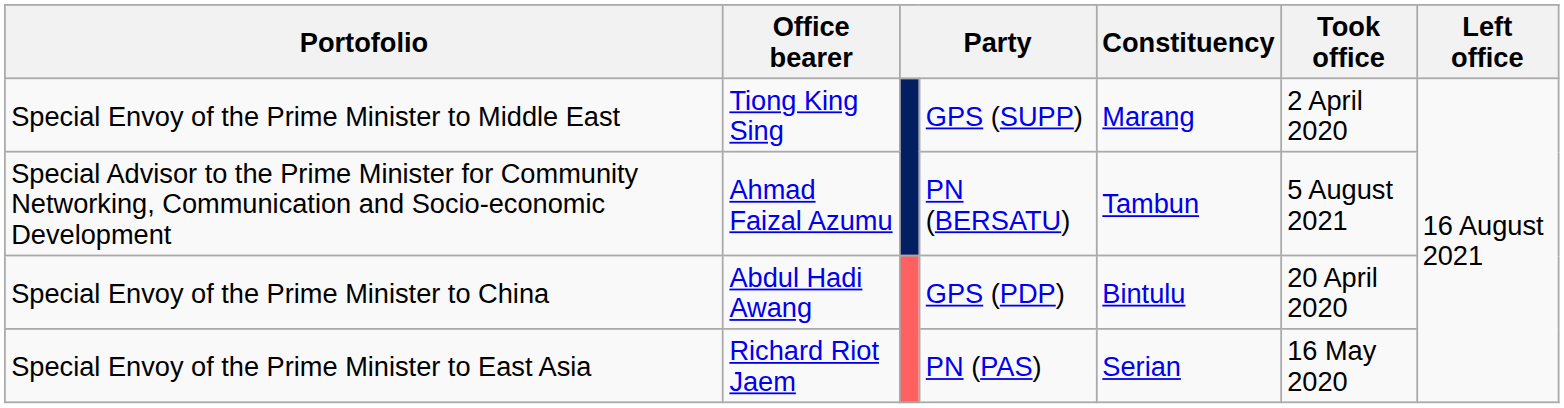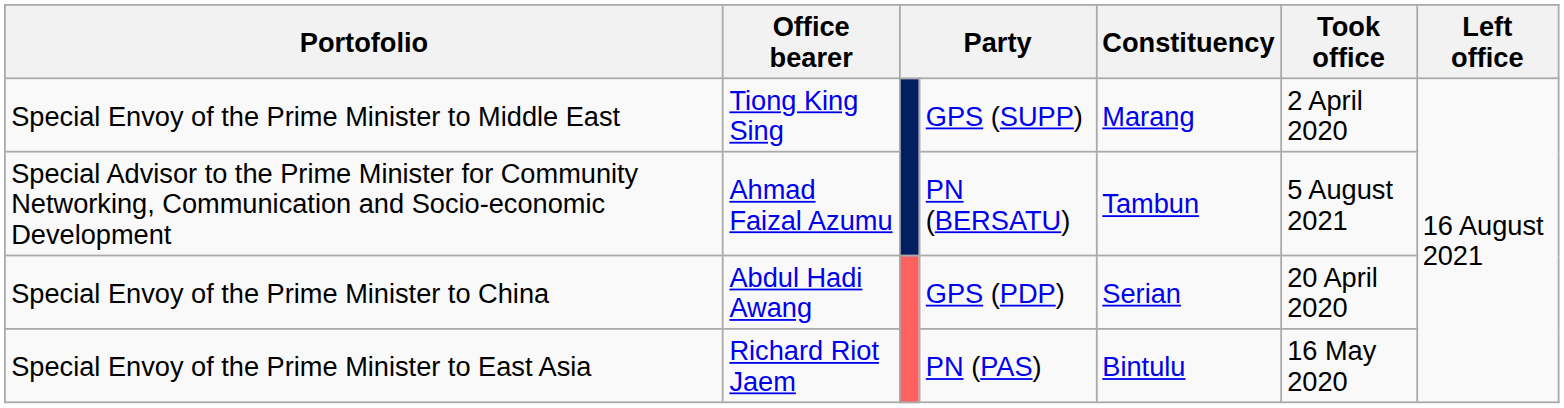(1144, 293) Bintulu -> (1142, 293) Serian
(1142, 366) Serian -> (1144, 366) Bintulu
